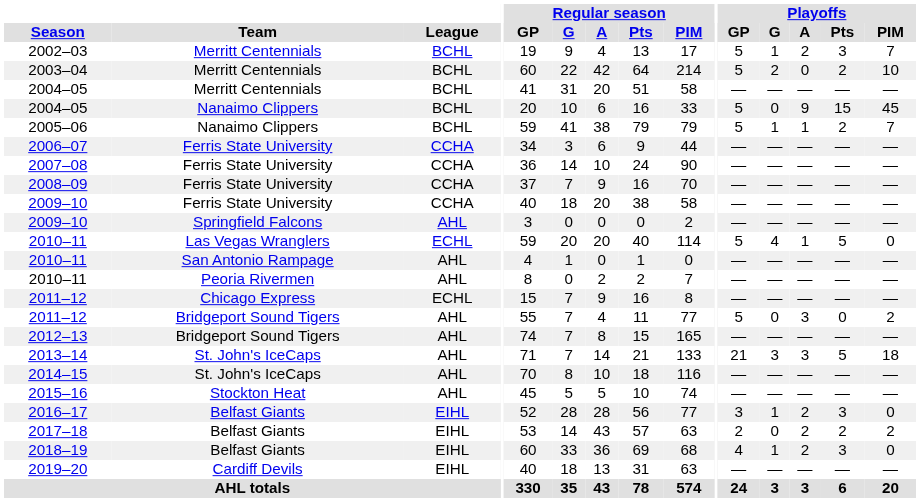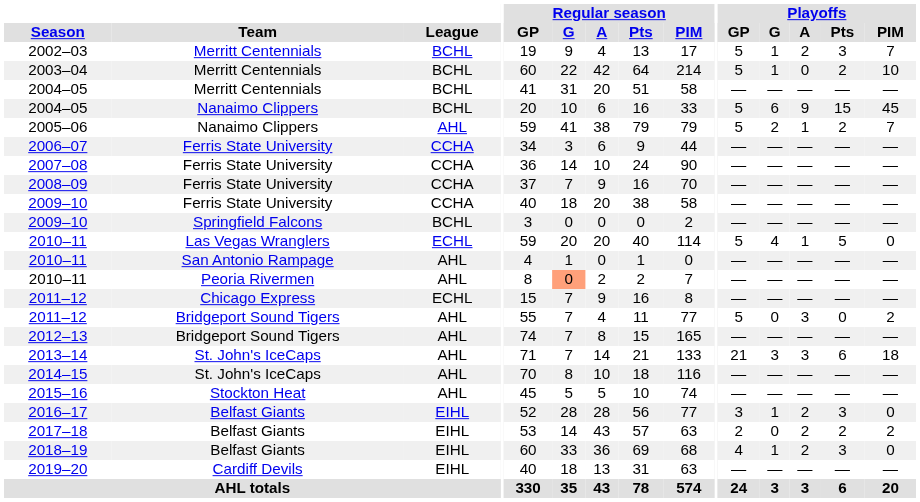(775, 70) 2 -> (775, 70) 1
(775, 108) 0 -> (775, 108) 6
(452, 127) BCHL -> (452, 127) AHL
(775, 127) 1 -> (775, 127) 2
(452, 222) AHL -> (452, 222) BCHL
(569, 279) no background -> (569, 279) lightsalmon background
(842, 355) 5 -> (842, 355) 6
